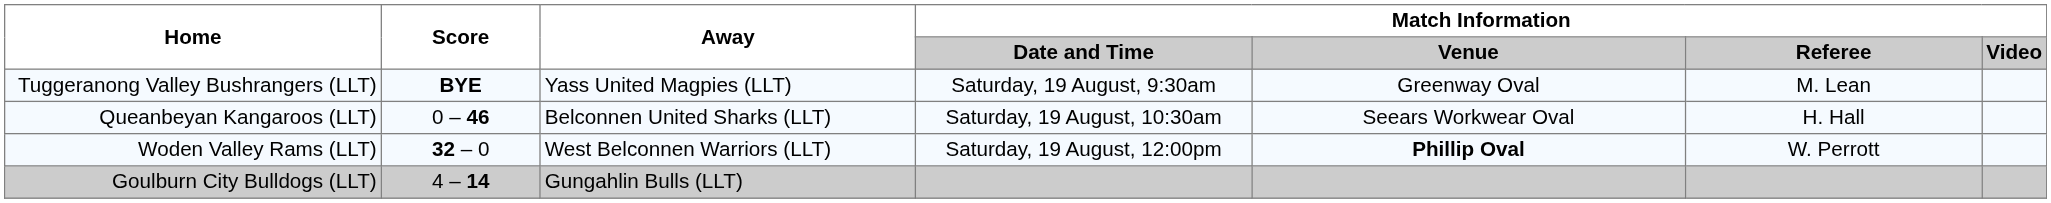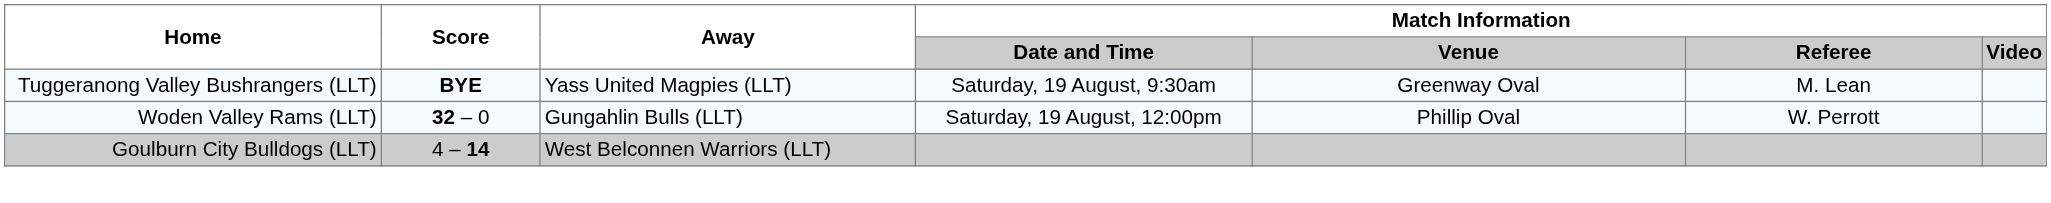- row: (238, 117)
(688, 149) West Belconnen Warriors (LLT) -> (644, 117) Gungahlin Bulls (LLT)
(1468, 149) bold -> (1468, 117) normal
(644, 181) Gungahlin Bulls (LLT) -> (688, 149) West Belconnen Warriors (LLT)
